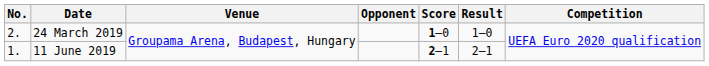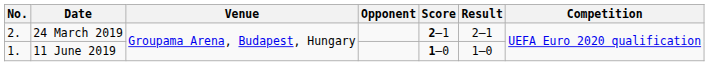(439, 32) 1–0 -> (439, 32) 2–1
(482, 32) 1–0 -> (482, 32) 2–1
(439, 51) 2–1 -> (439, 51) 1–0
(482, 51) 2–1 -> (482, 51) 1–0
